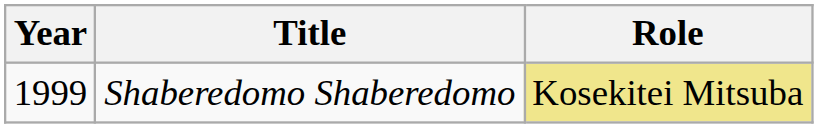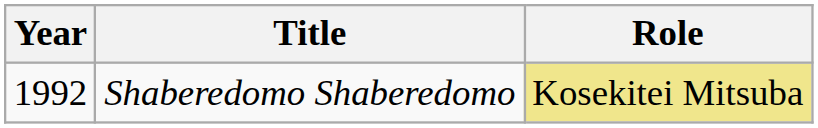(50, 92) 1999 -> (50, 92) 1992
